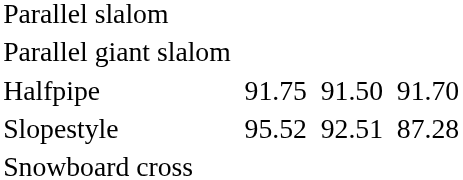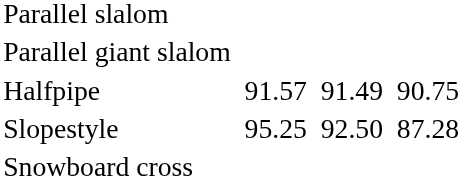(276, 90) 91.75 -> (276, 90) 91.57
(352, 90) 91.50 -> (352, 90) 91.49
(428, 90) 91.70 -> (428, 90) 90.75
(276, 128) 95.52 -> (276, 128) 95.25
(352, 128) 92.51 -> (352, 128) 92.50
